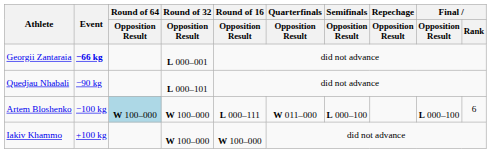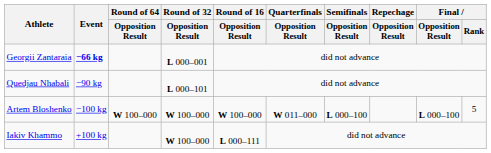(135, 115) lightblue background -> (135, 115) no background
(240, 115) L 000–111 -> (240, 115) W 100–000
(474, 109) 6 -> (474, 109) 5
(240, 141) W 100–000 -> (240, 141) L 000–111
